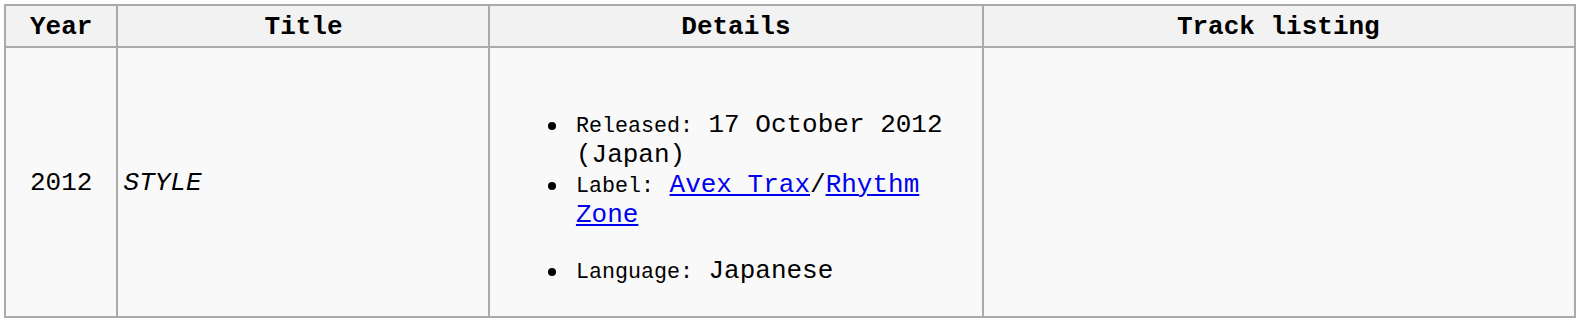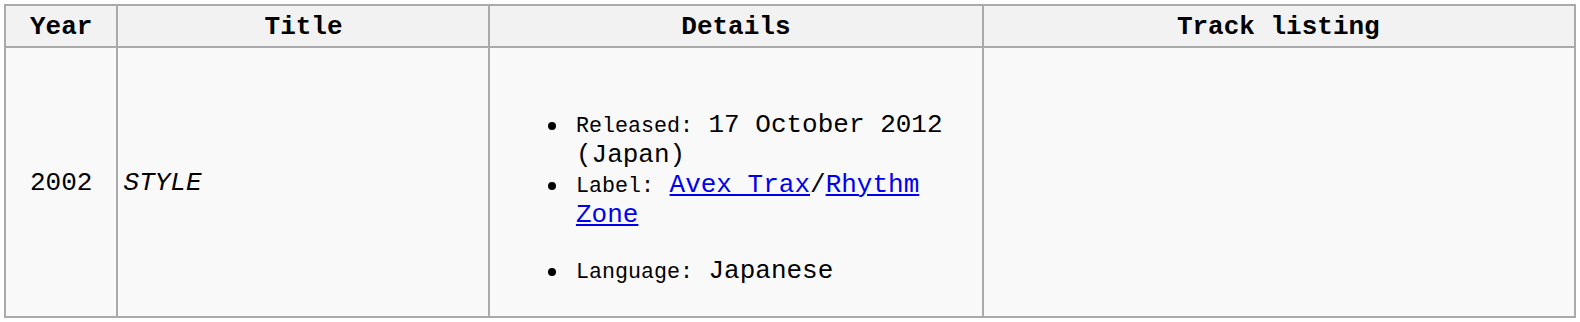(61, 183) 2012 -> (61, 183) 2002
